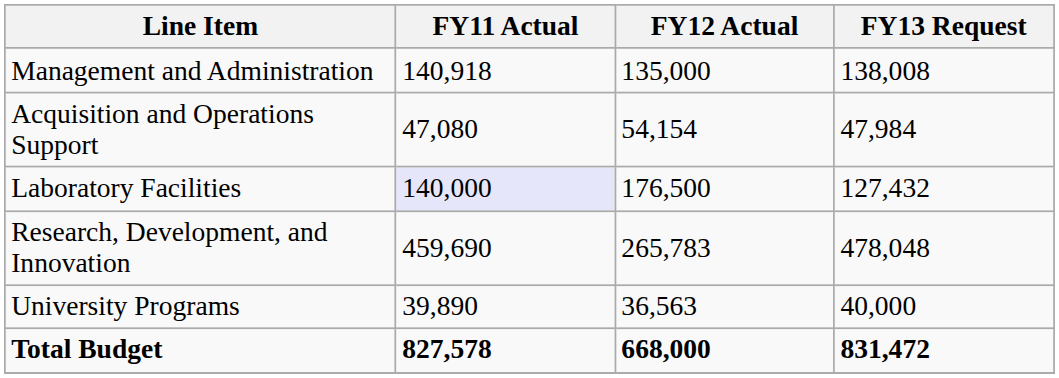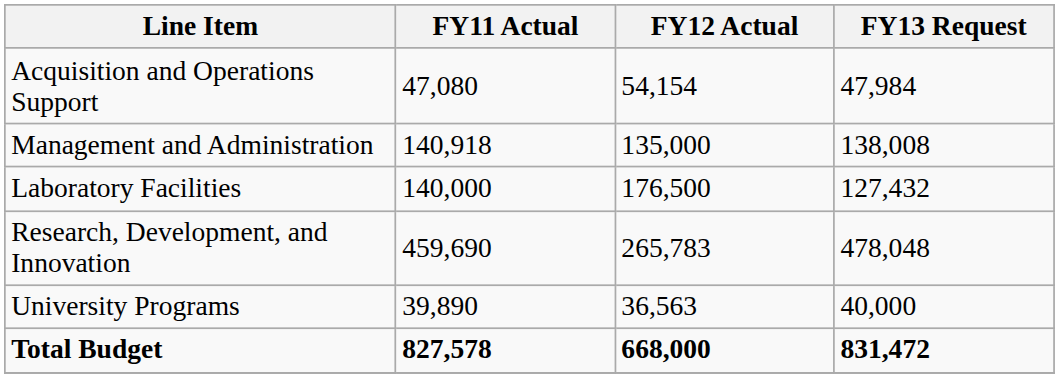rows swapped: (192, 69) <-> (163, 129)
(447, 188) lavender background -> (447, 188) no background
